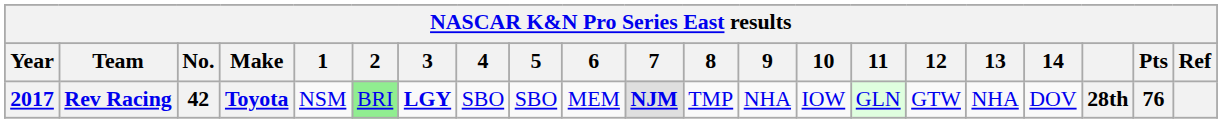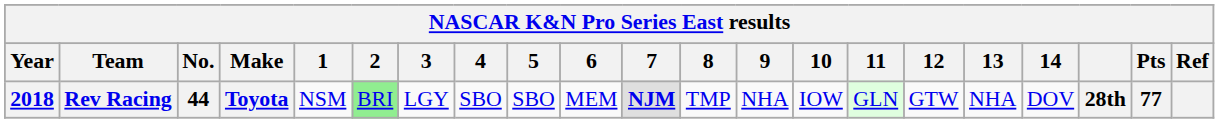(32, 99) 2017 -> (32, 99) 2018
(198, 99) 42 -> (198, 99) 44
(428, 99) bold -> (426, 99) normal
(1153, 99) 76 -> (1151, 99) 77
